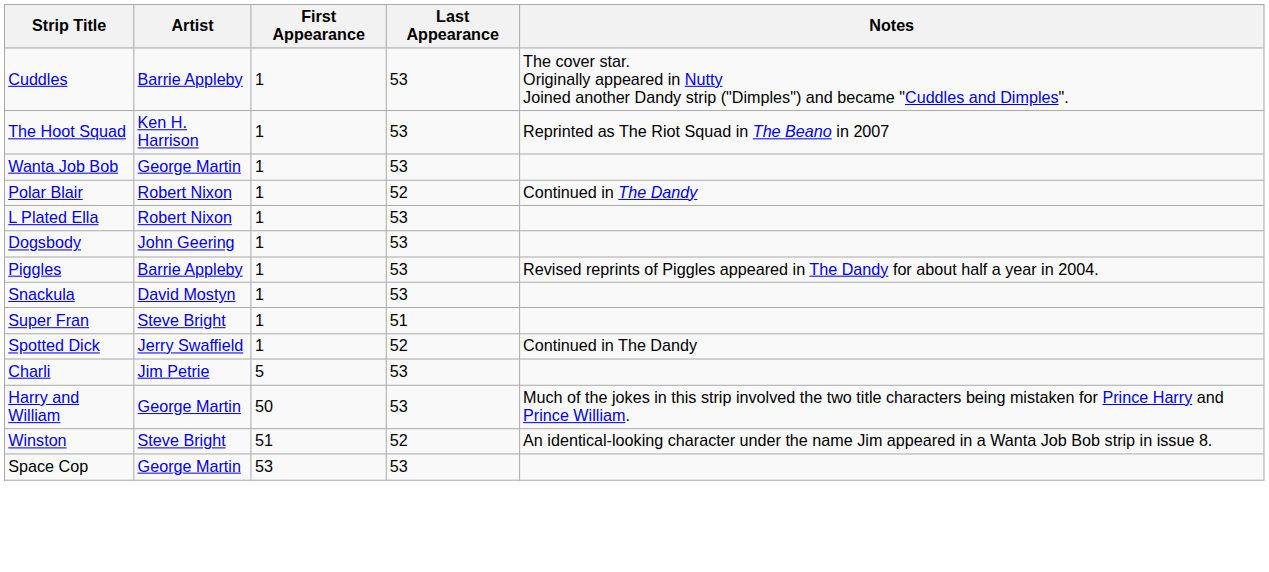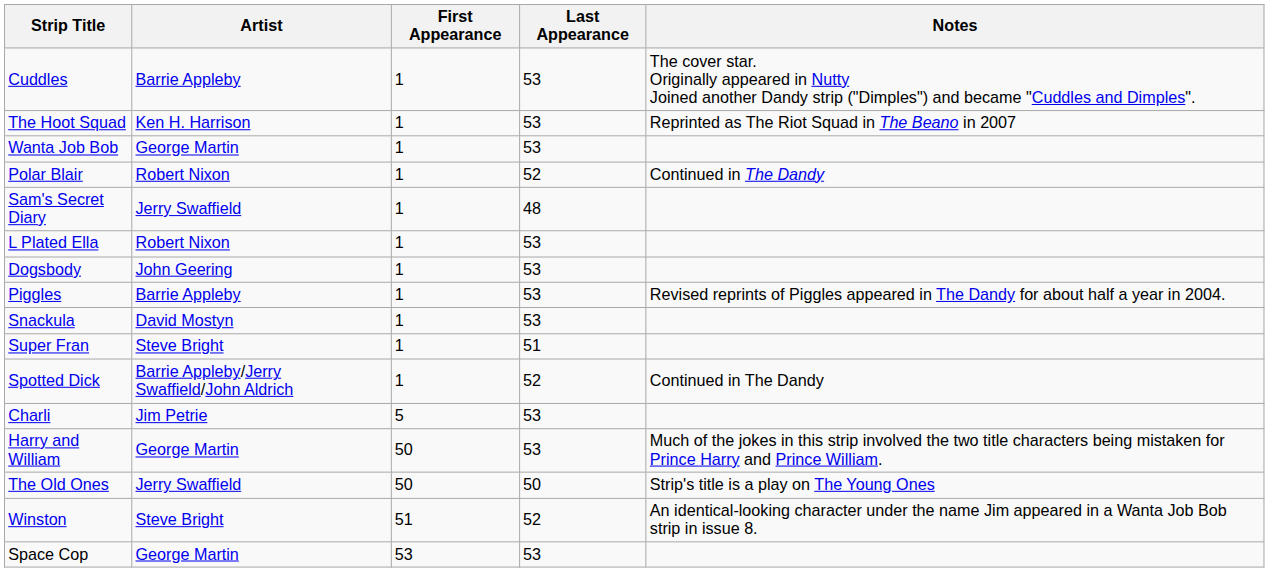+ row: (56, 209)
(190, 346) Jerry Swaffield -> (214, 381) Barrie Appleby/Jerry Swaffield/John Aldrich
+ row: (59, 485)
